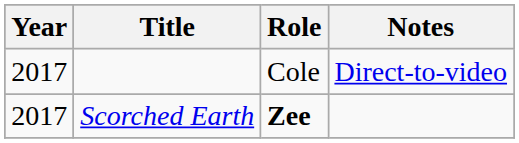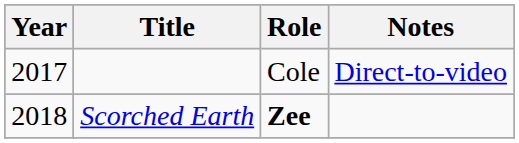(39, 115) 2017 -> (39, 115) 2018
